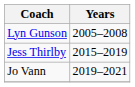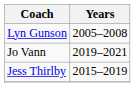rows swapped: (37, 52) <-> (26, 71)
